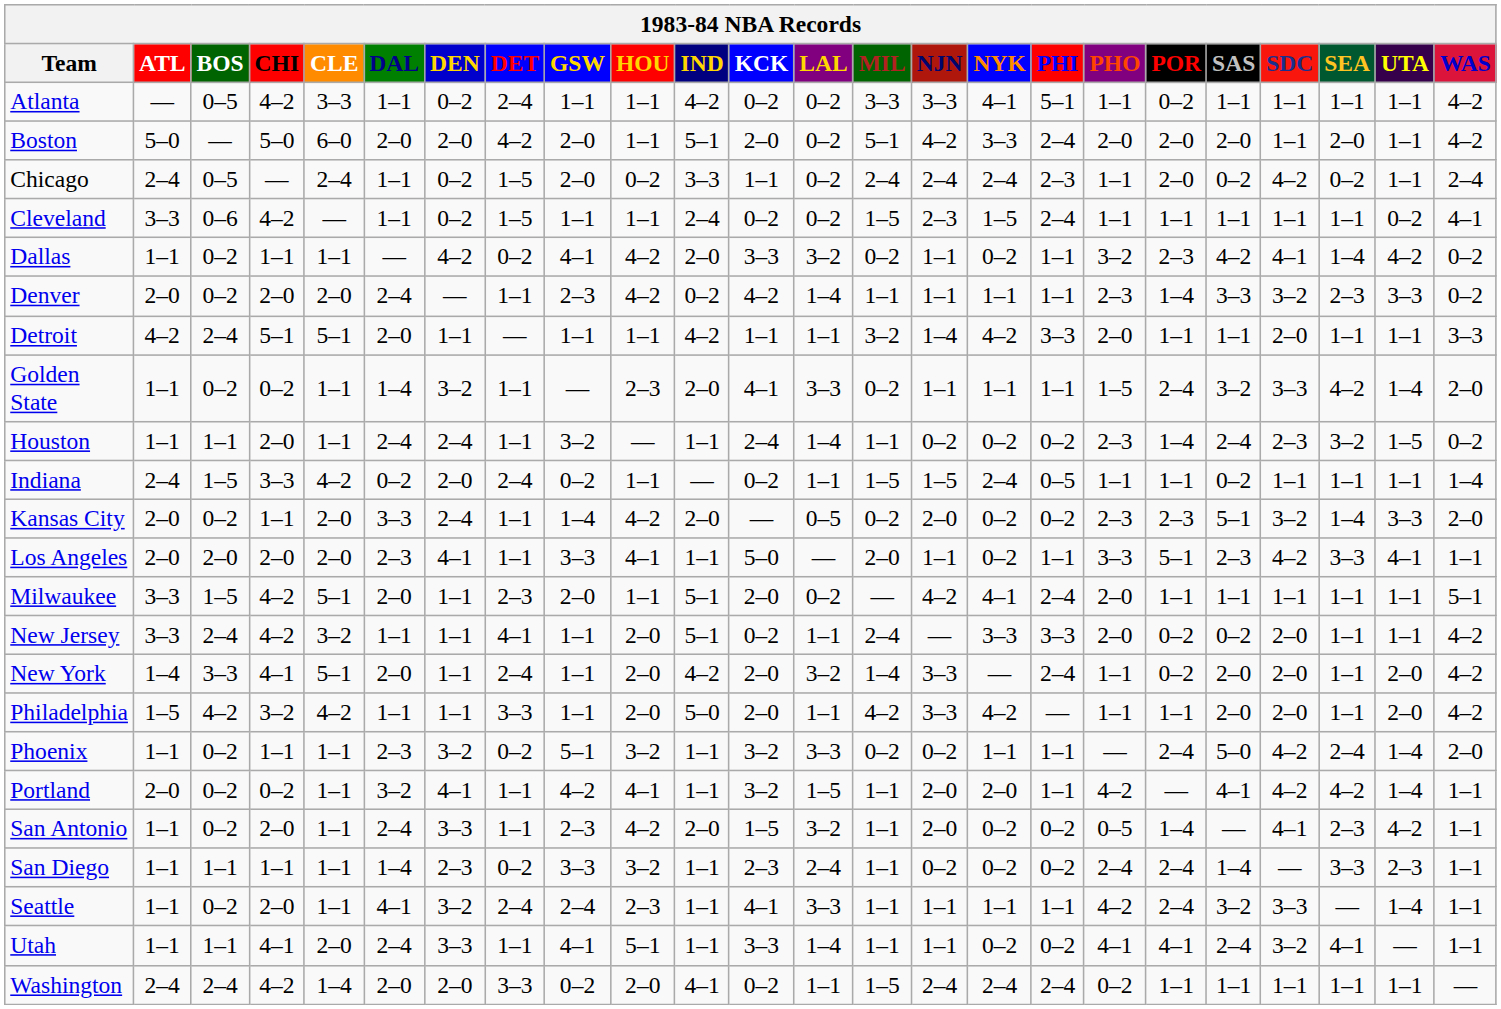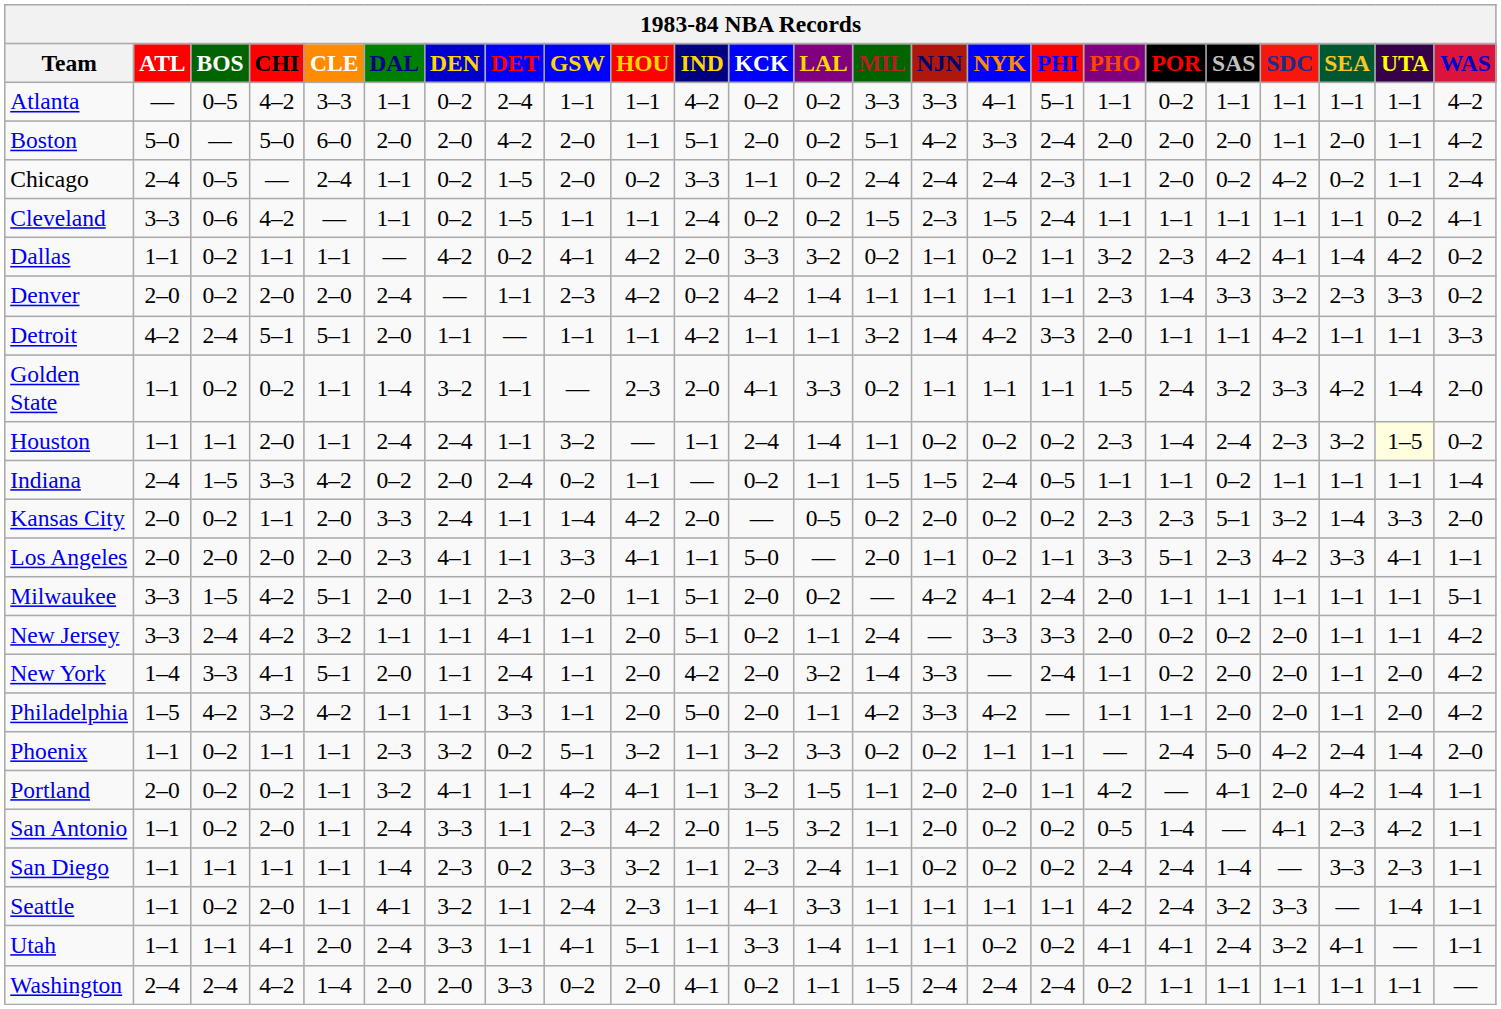(1290, 334) 2–0 -> (1290, 334) 4–2
(1405, 440) no background -> (1405, 440) lightyellow background
(1290, 790) 4–2 -> (1290, 790) 2–0
(515, 906) 2–4 -> (515, 906) 1–1
